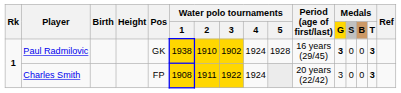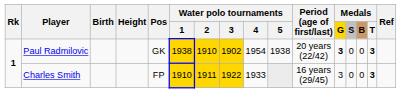(256, 51) 1924 -> (256, 51) 1954
(280, 51) 1928 -> (280, 51) 1938
(314, 51) 16 years (29/45) -> (314, 51) 20 years (22/42)
(182, 76) 1908 -> (182, 76) 1910
(256, 76) 1924 -> (256, 76) 1933
(314, 76) 20 years (22/42) -> (314, 76) 16 years (29/45)
